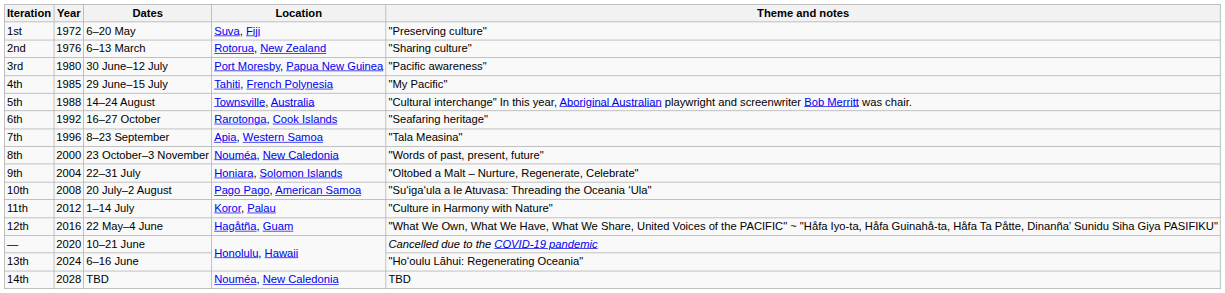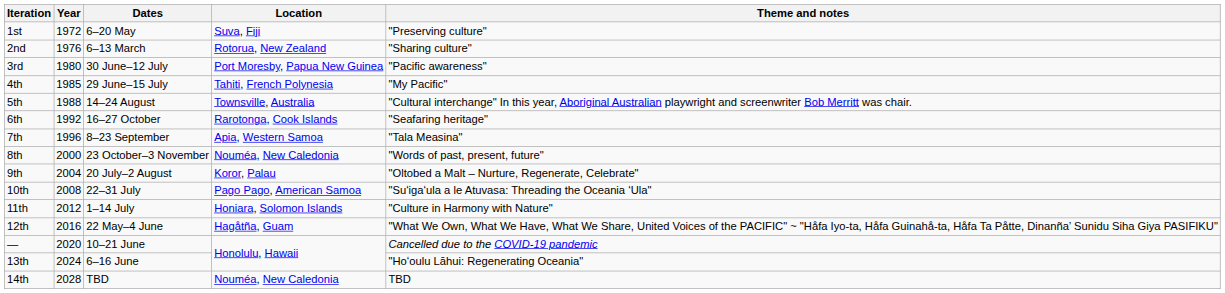(113, 173) 22–31 July -> (129, 173) 20 July–2 August
(278, 173) Honiara, Solomon Islands -> (245, 173) Koror, Palau
(129, 191) 20 July–2 August -> (113, 191) 22–31 July
(245, 208) Koror, Palau -> (278, 208) Honiara, Solomon Islands
